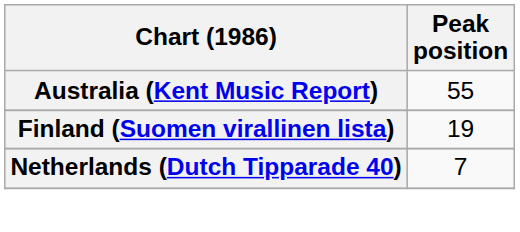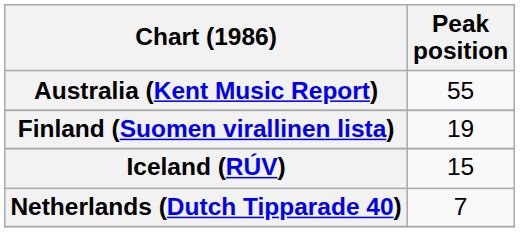+ row: (206, 167)
